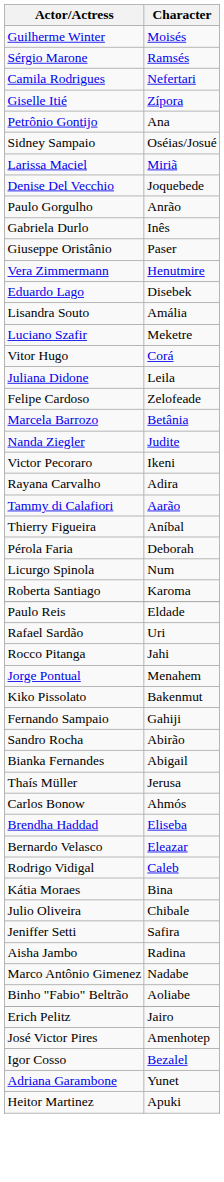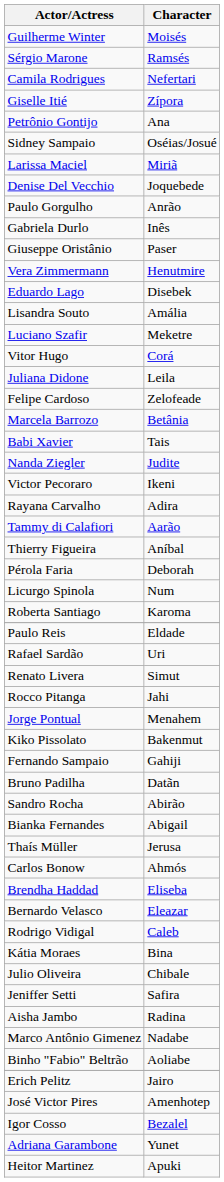+ row: (40, 441)
+ row: (46, 675)
+ row: (46, 782)
